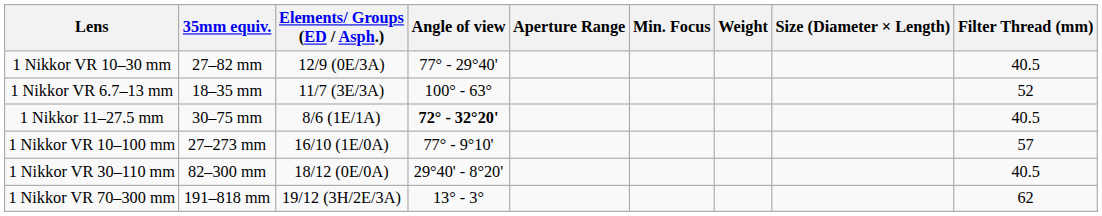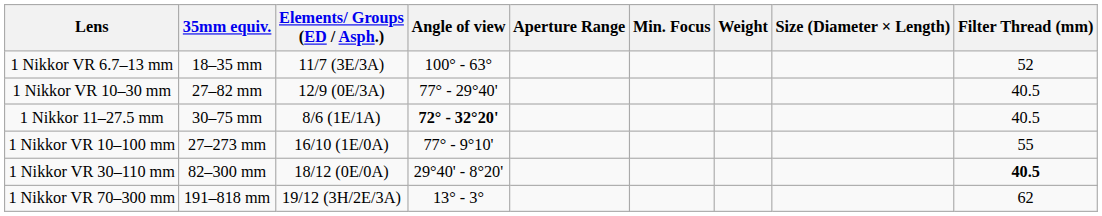rows swapped: (92, 91) <-> (92, 64)
(1026, 144) 57 -> (1026, 144) 55
(1026, 171) normal -> (1026, 171) bold
